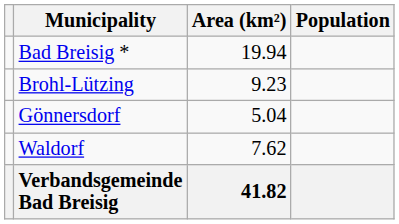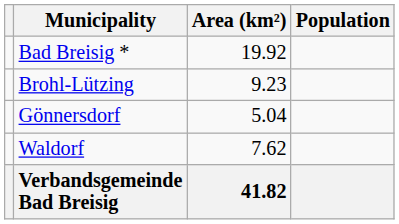(264, 52) 19.94 -> (264, 52) 19.92
